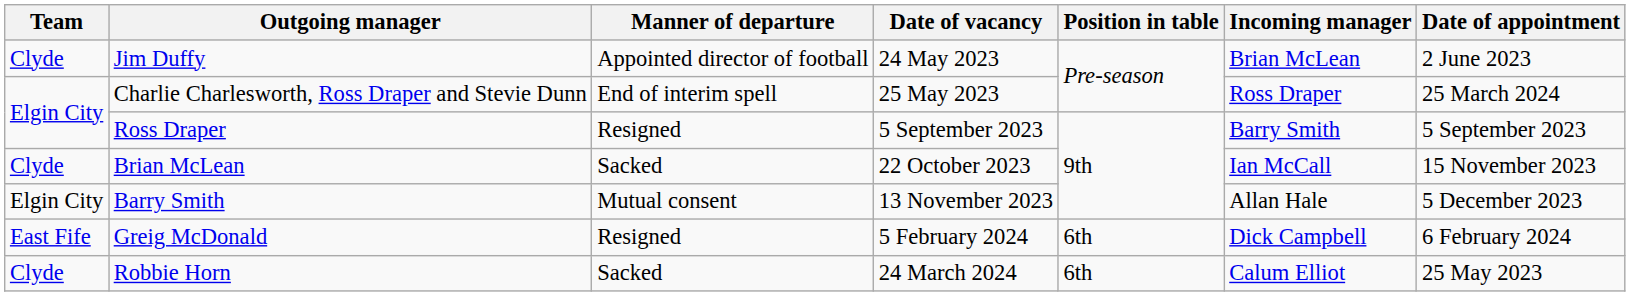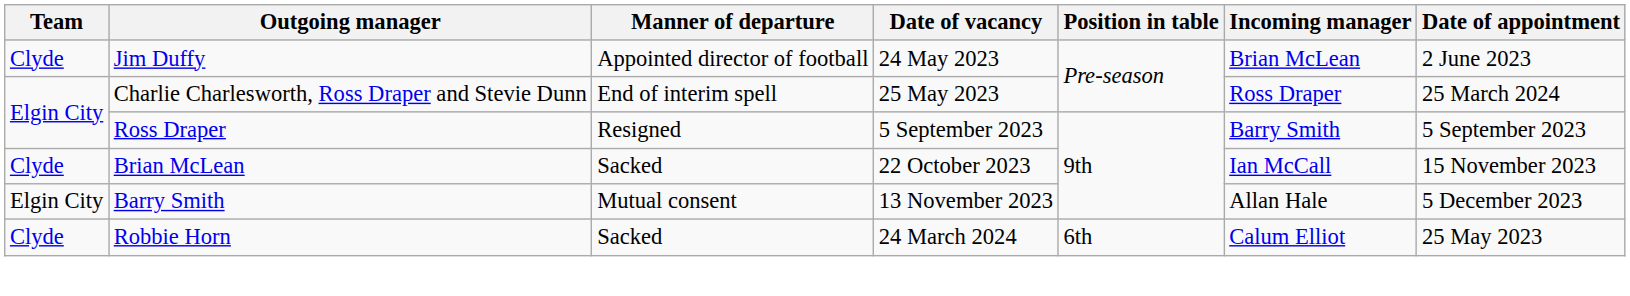- row: (190, 237)
